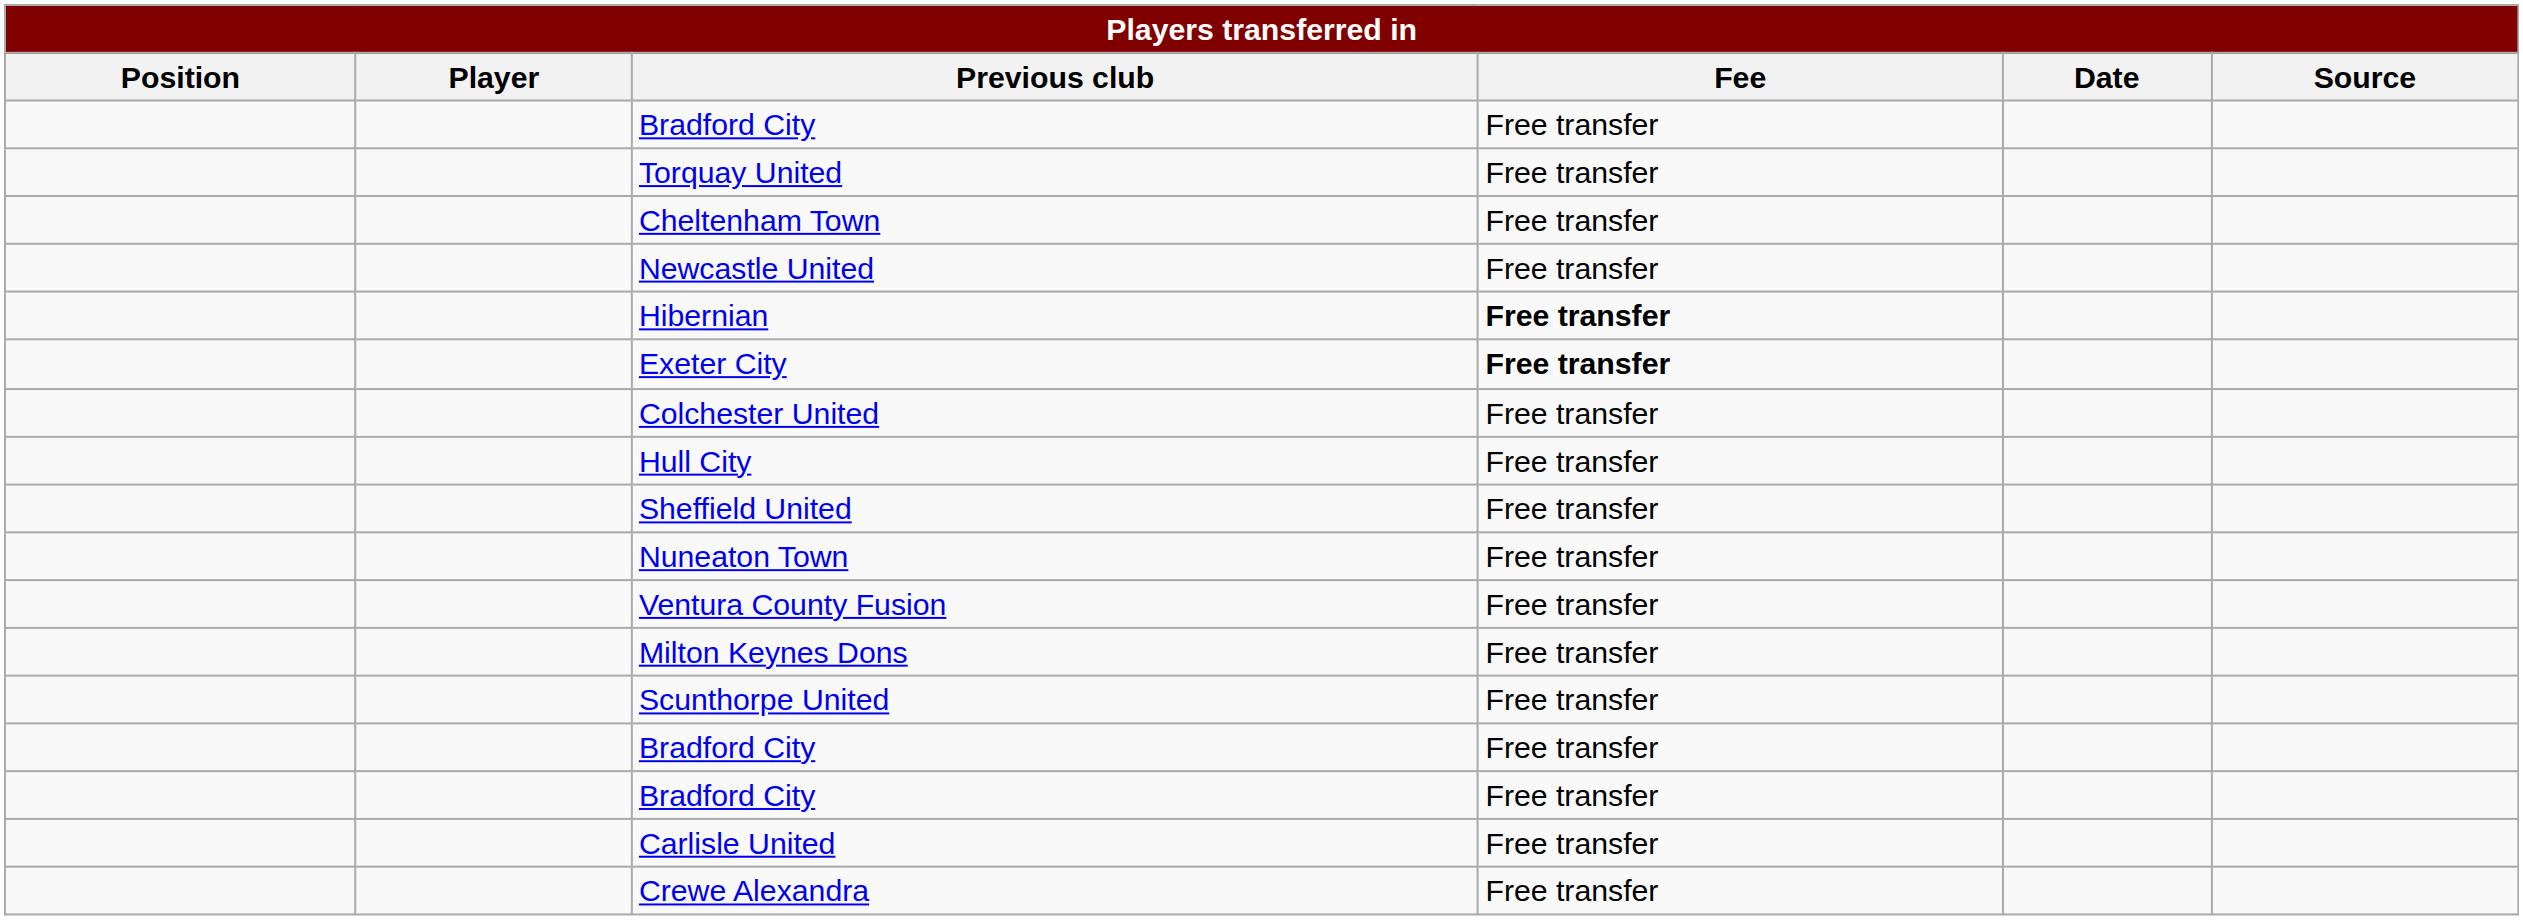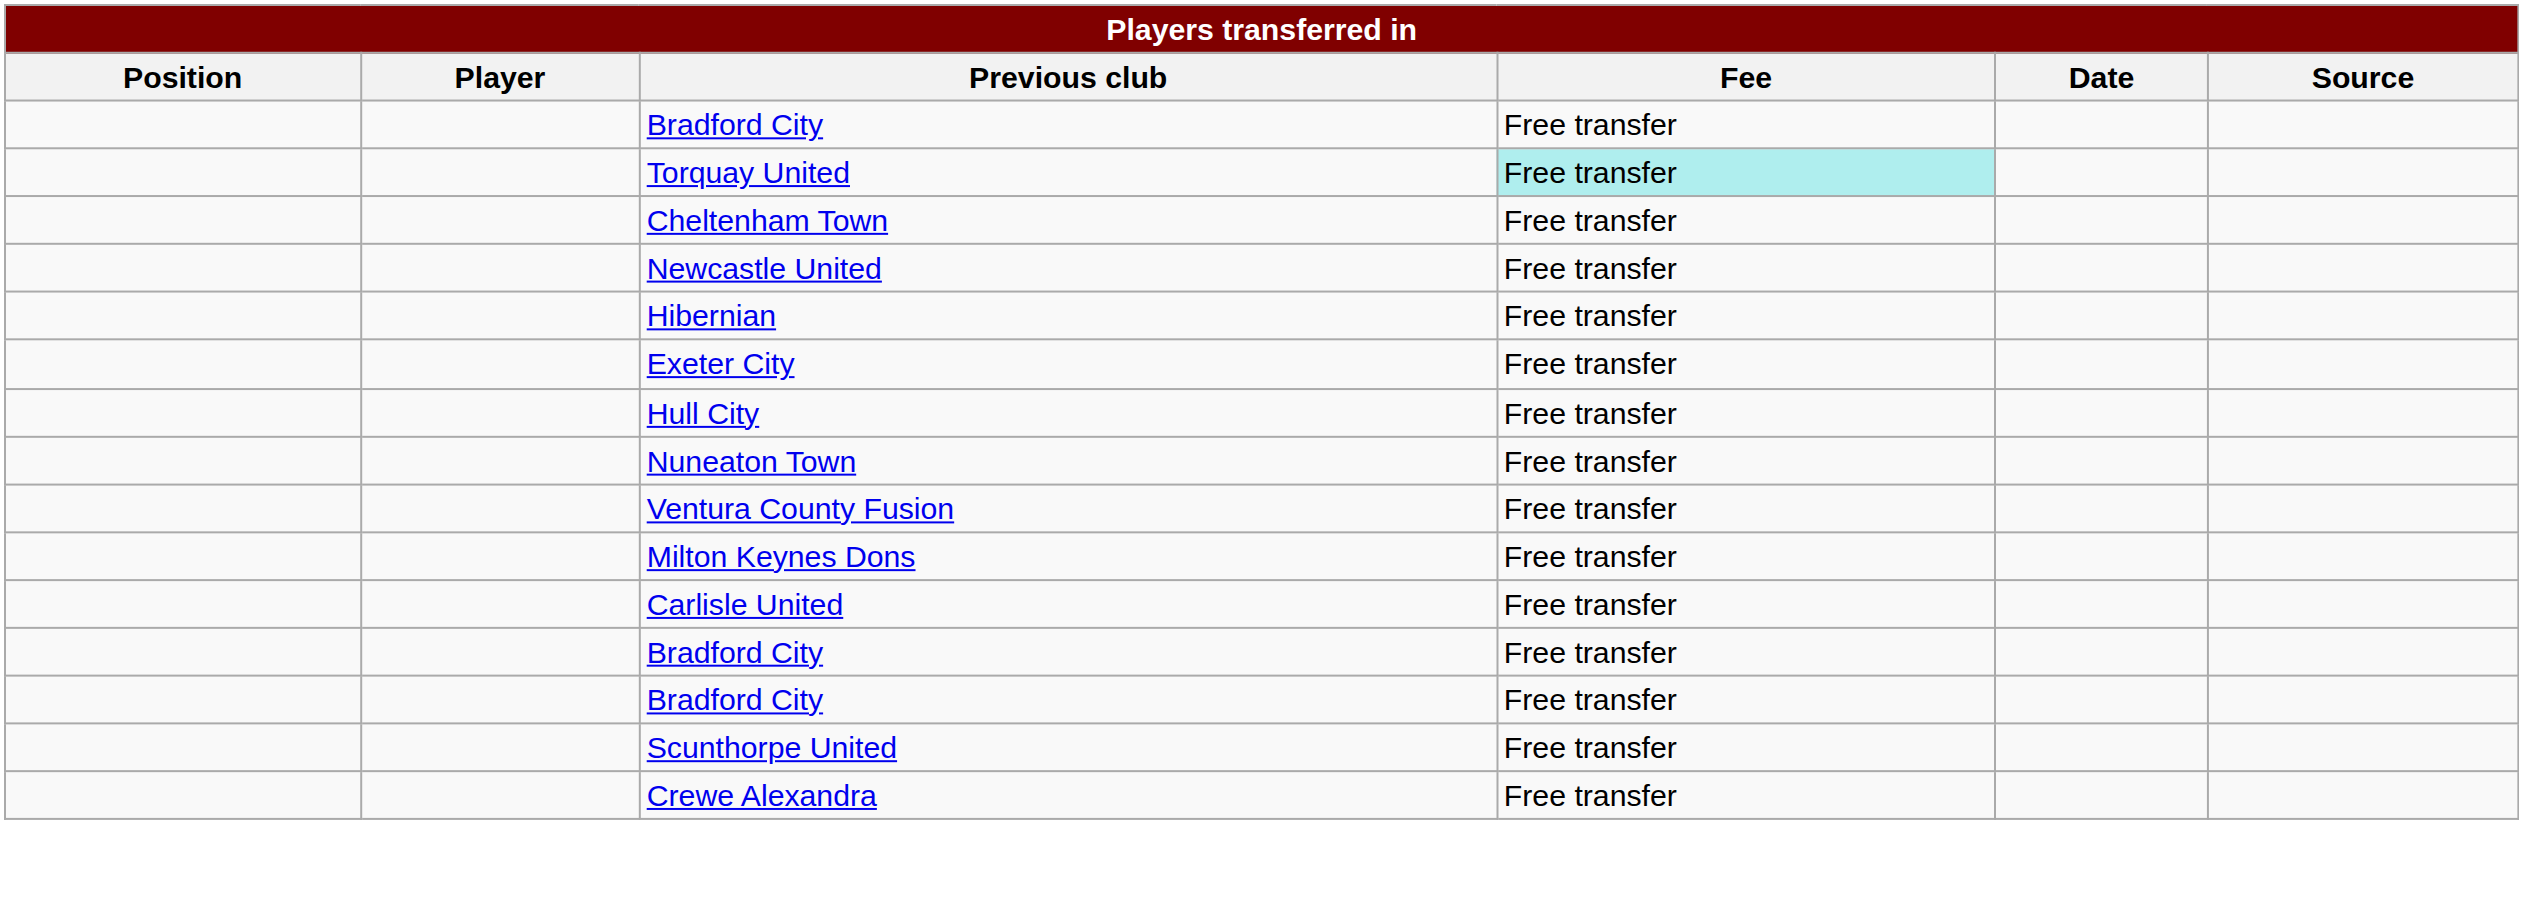(1572, 173) no background -> (1590, 173) paleturquoise background
(1578, 316) bold -> (1590, 316) normal
(1578, 364) bold -> (1590, 364) normal
- row: (180, 412)
- row: (180, 508)
rows swapped: (180, 700) <-> (180, 843)
